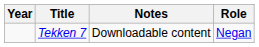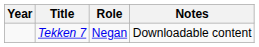columns swapped: (234, 14) <-> (151, 14)
